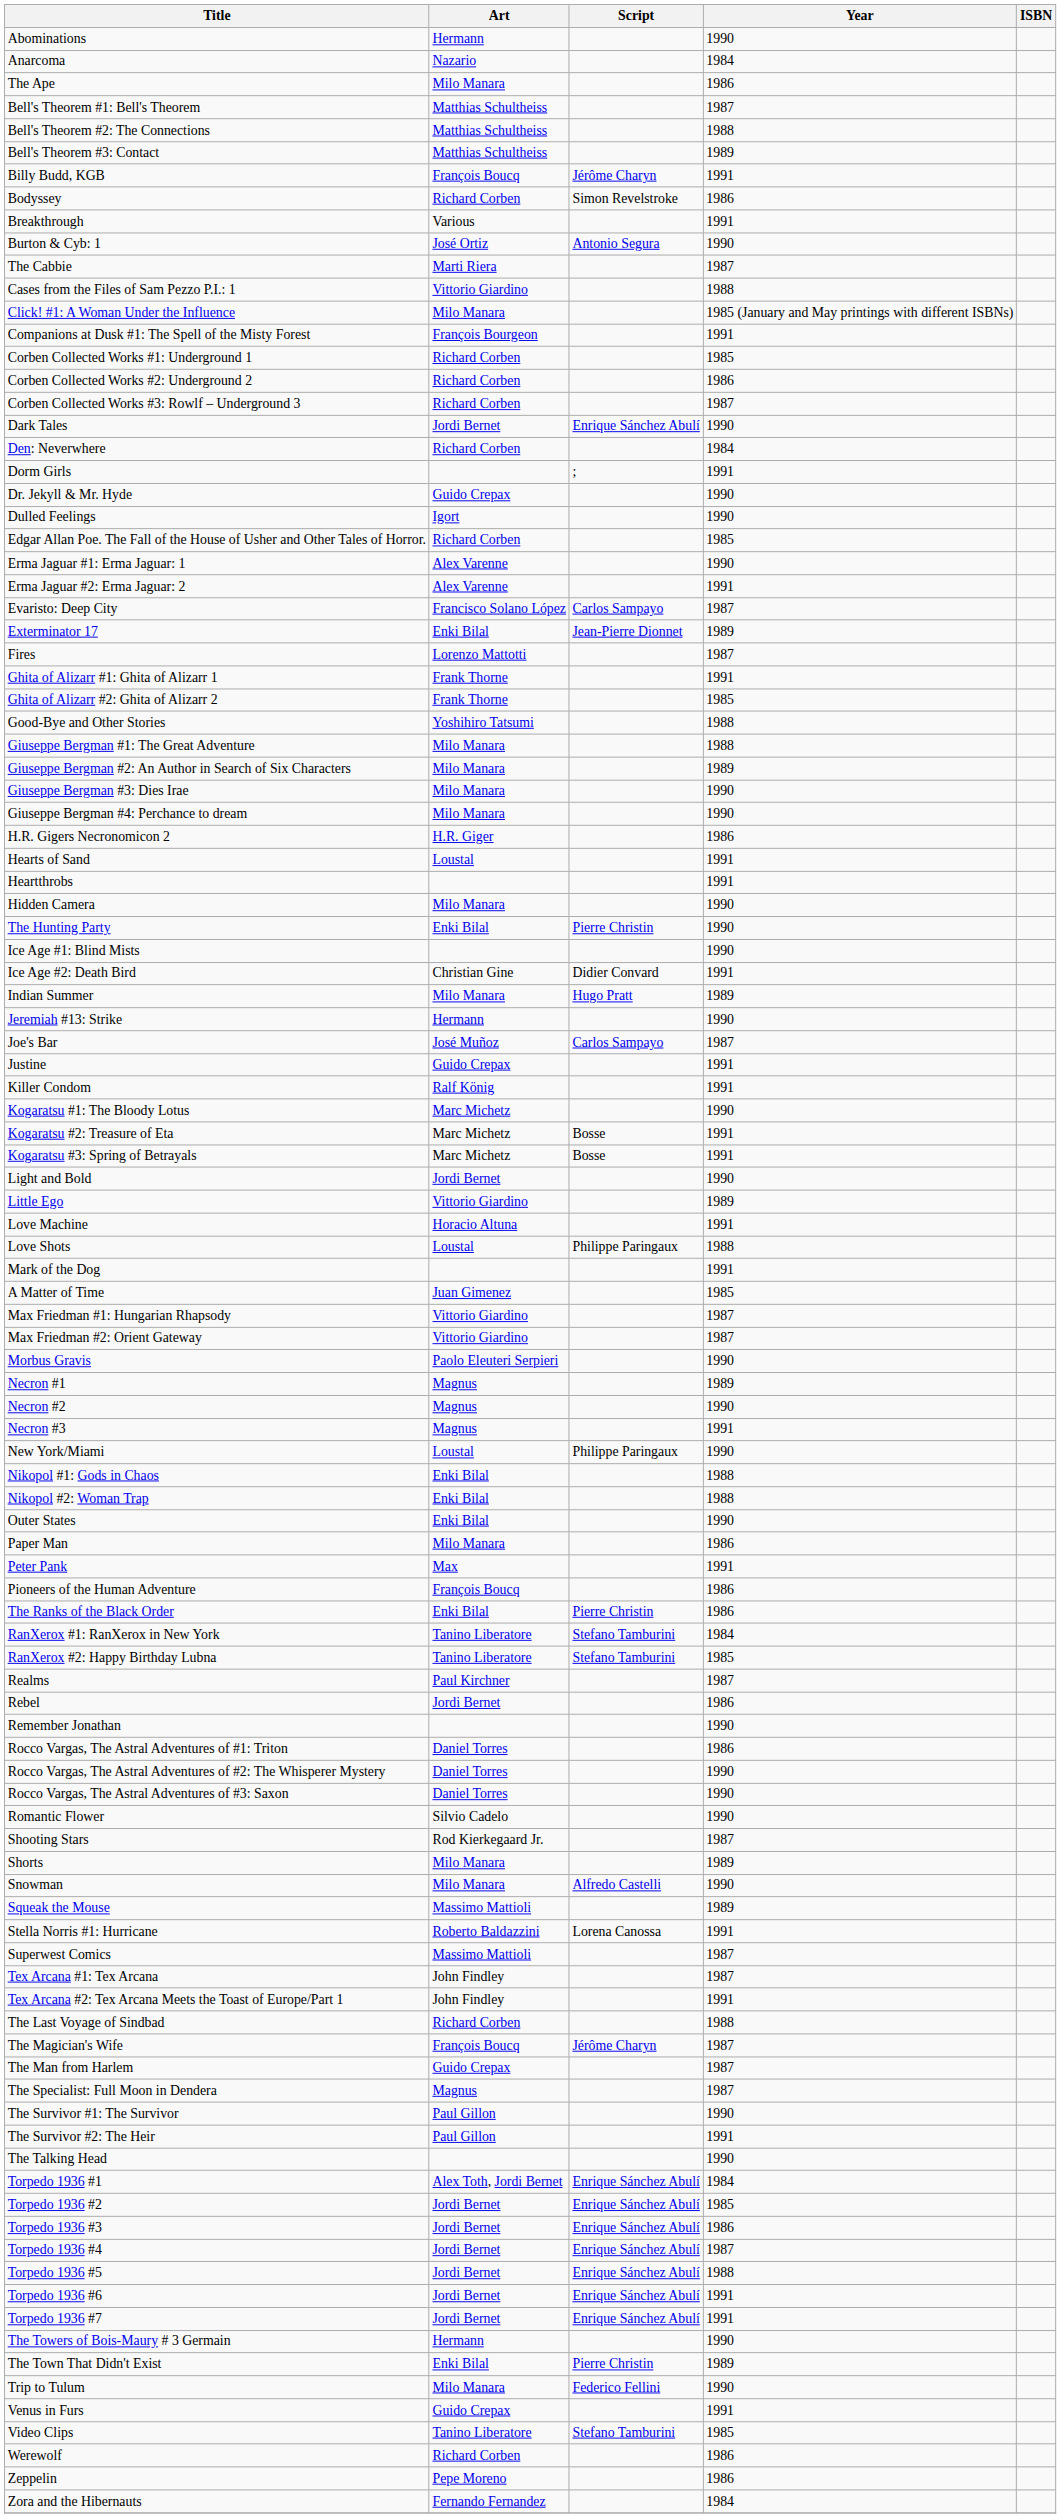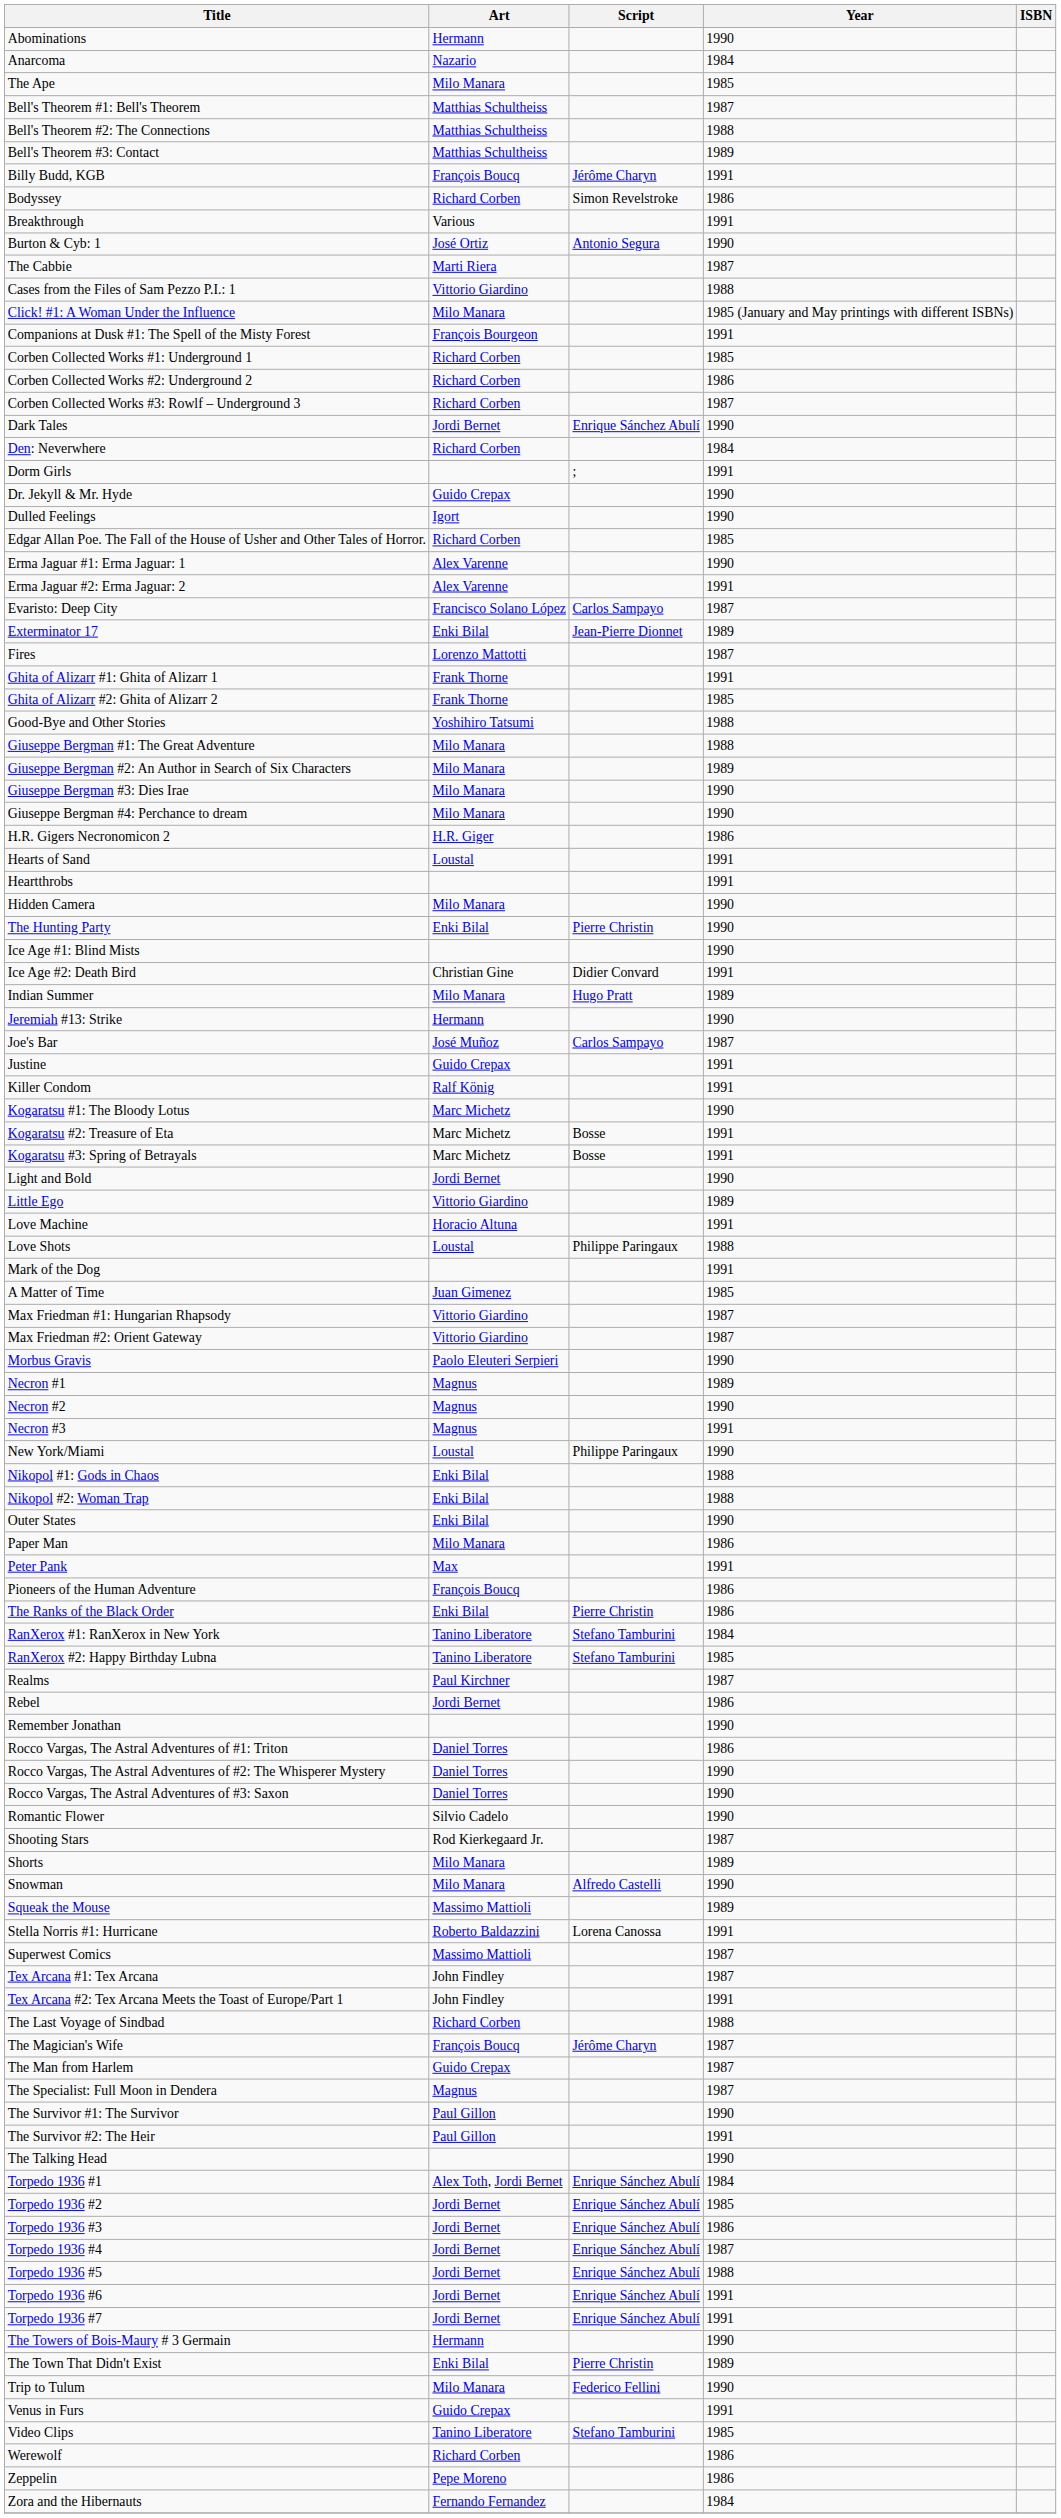(720, 84) 1986 -> (720, 84) 1985
